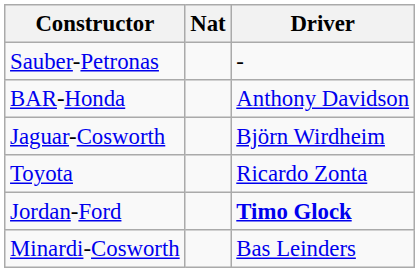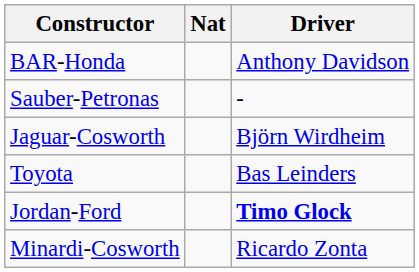rows swapped: (68, 98) <-> (84, 61)
(302, 173) Ricardo Zonta -> (296, 173) Bas Leinders
(296, 249) Bas Leinders -> (302, 249) Ricardo Zonta
